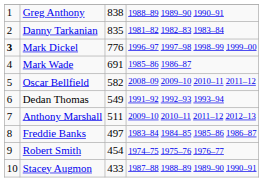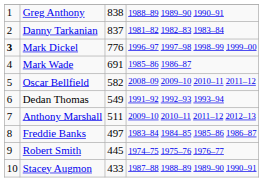(115, 30) 835 -> (115, 30) 837
(115, 151) 454 -> (115, 151) 445
